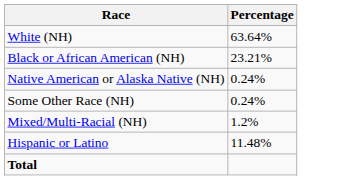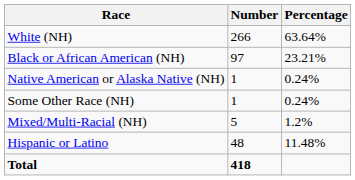+ column: (254, 15)
